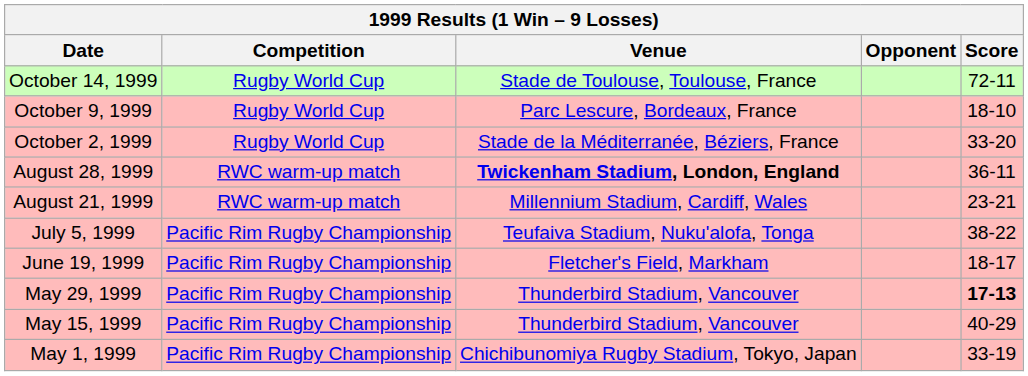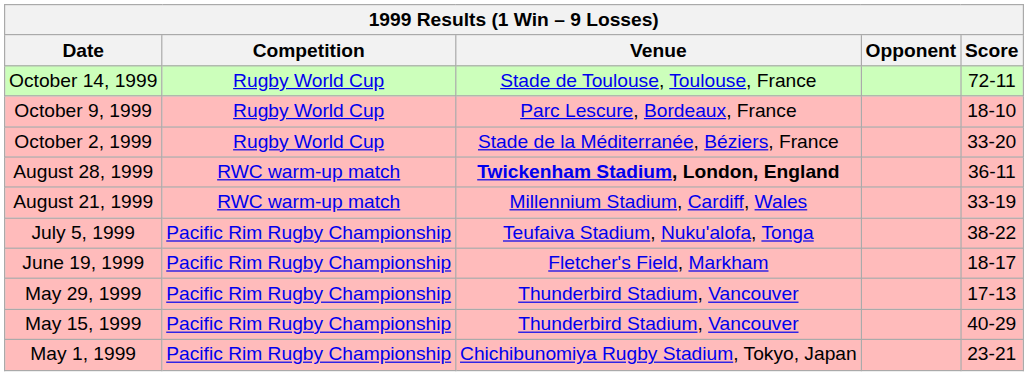(992, 202) 23-21 -> (992, 202) 33-19
(992, 293) bold -> (992, 293) normal
(992, 354) 33-19 -> (992, 354) 23-21
